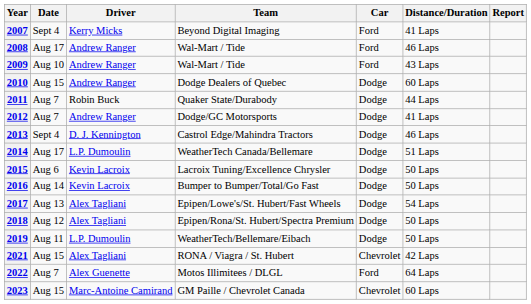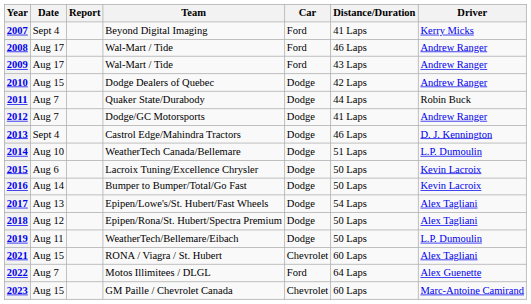columns swapped: (121, 13) <-> (508, 13)
(48, 65) Aug 10 -> (48, 65) Aug 17
(422, 82) 60 Laps -> (350, 82) 42 Laps
(48, 152) Aug 17 -> (48, 152) Aug 10
(422, 256) 42 Laps -> (350, 256) 60 Laps
